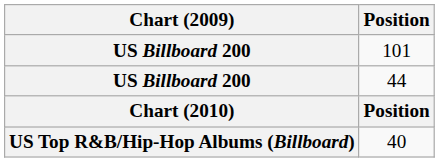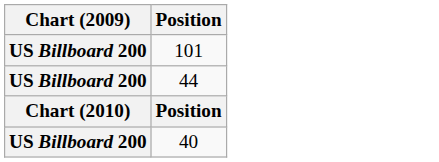(182, 141) US Top R&B/Hip-Hop Albums (Billboard) -> (78, 141) US Billboard 200
